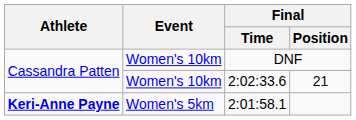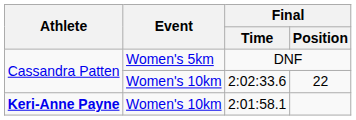(174, 60) Women's 10km -> (170, 60) Women's 5km
(320, 82) 21 -> (320, 82) 22
(170, 104) Women's 5km -> (174, 104) Women's 10km
